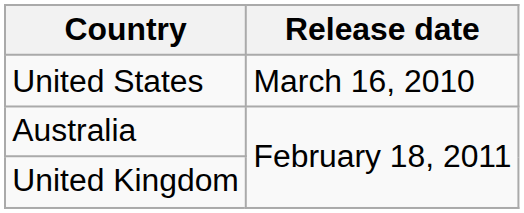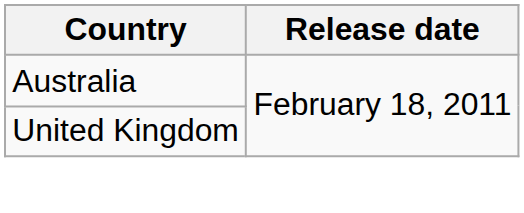- row: (108, 80)
